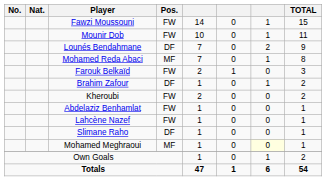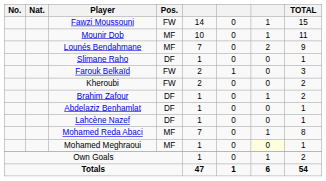(169, 34) FW -> (169, 34) MF
(169, 47) DF -> (169, 47) MF
rows swapped: (103, 59) <-> (103, 132)
rows swapped: (103, 83) <-> (103, 96)
(169, 108) FW -> (169, 108) DF
(169, 120) FW -> (169, 120) DF
